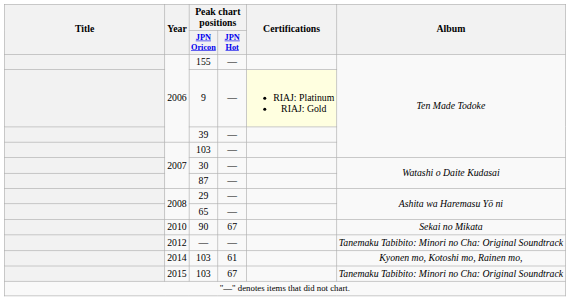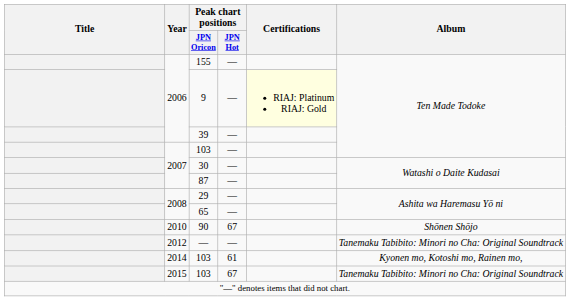(451, 227) Sekai no Mikata -> (451, 227) Shōnen Shōjo
